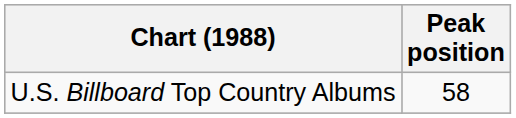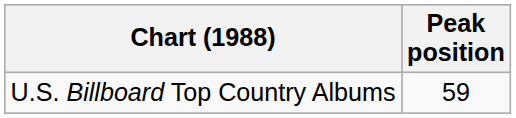(456, 92) 58 -> (456, 92) 59
